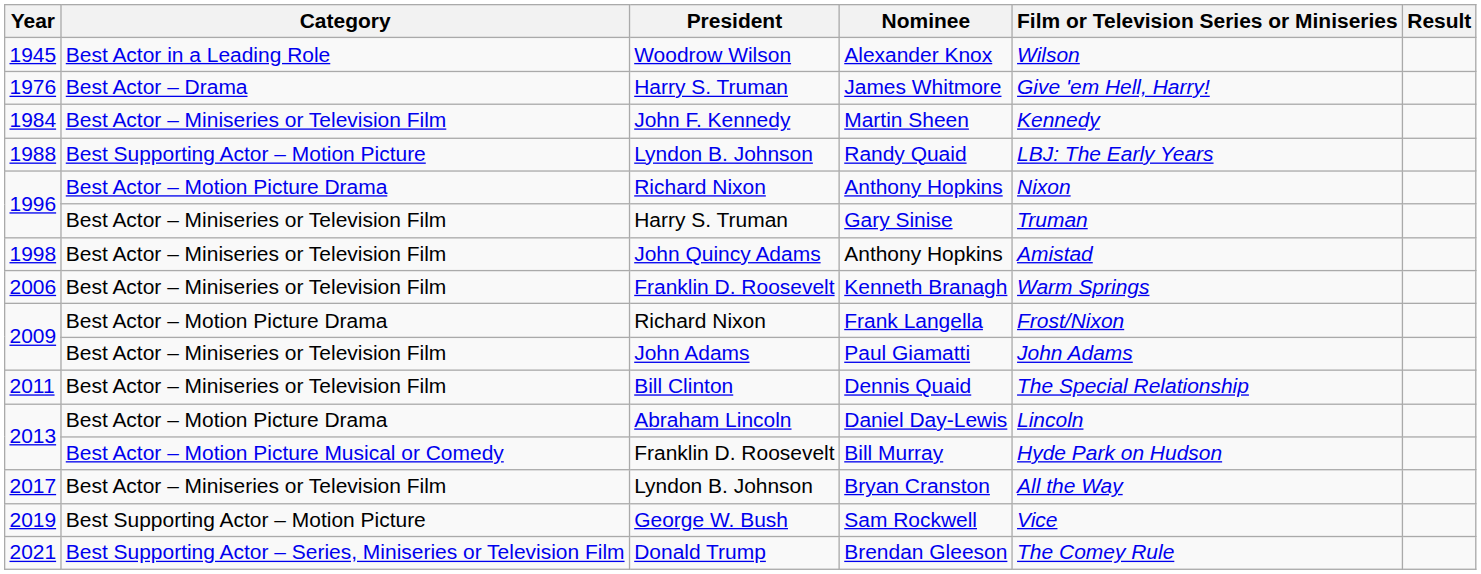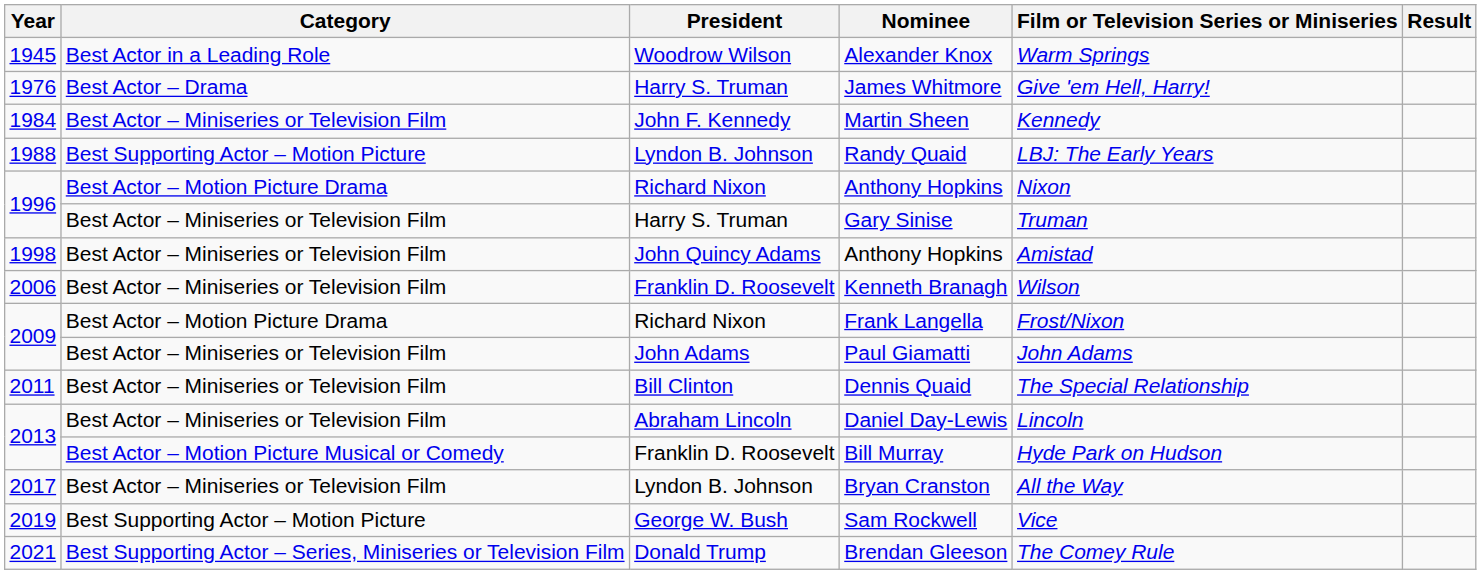(1048, 54) Wilson -> (1083, 54) Warm Springs
(1083, 287) Warm Springs -> (1048, 287) Wilson
(227, 420) Best Actor – Motion Picture Drama -> (256, 420) Best Actor – Miniseries or Television Film
